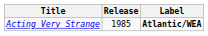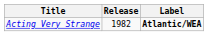(121, 24) 1985 -> (121, 24) 1982
